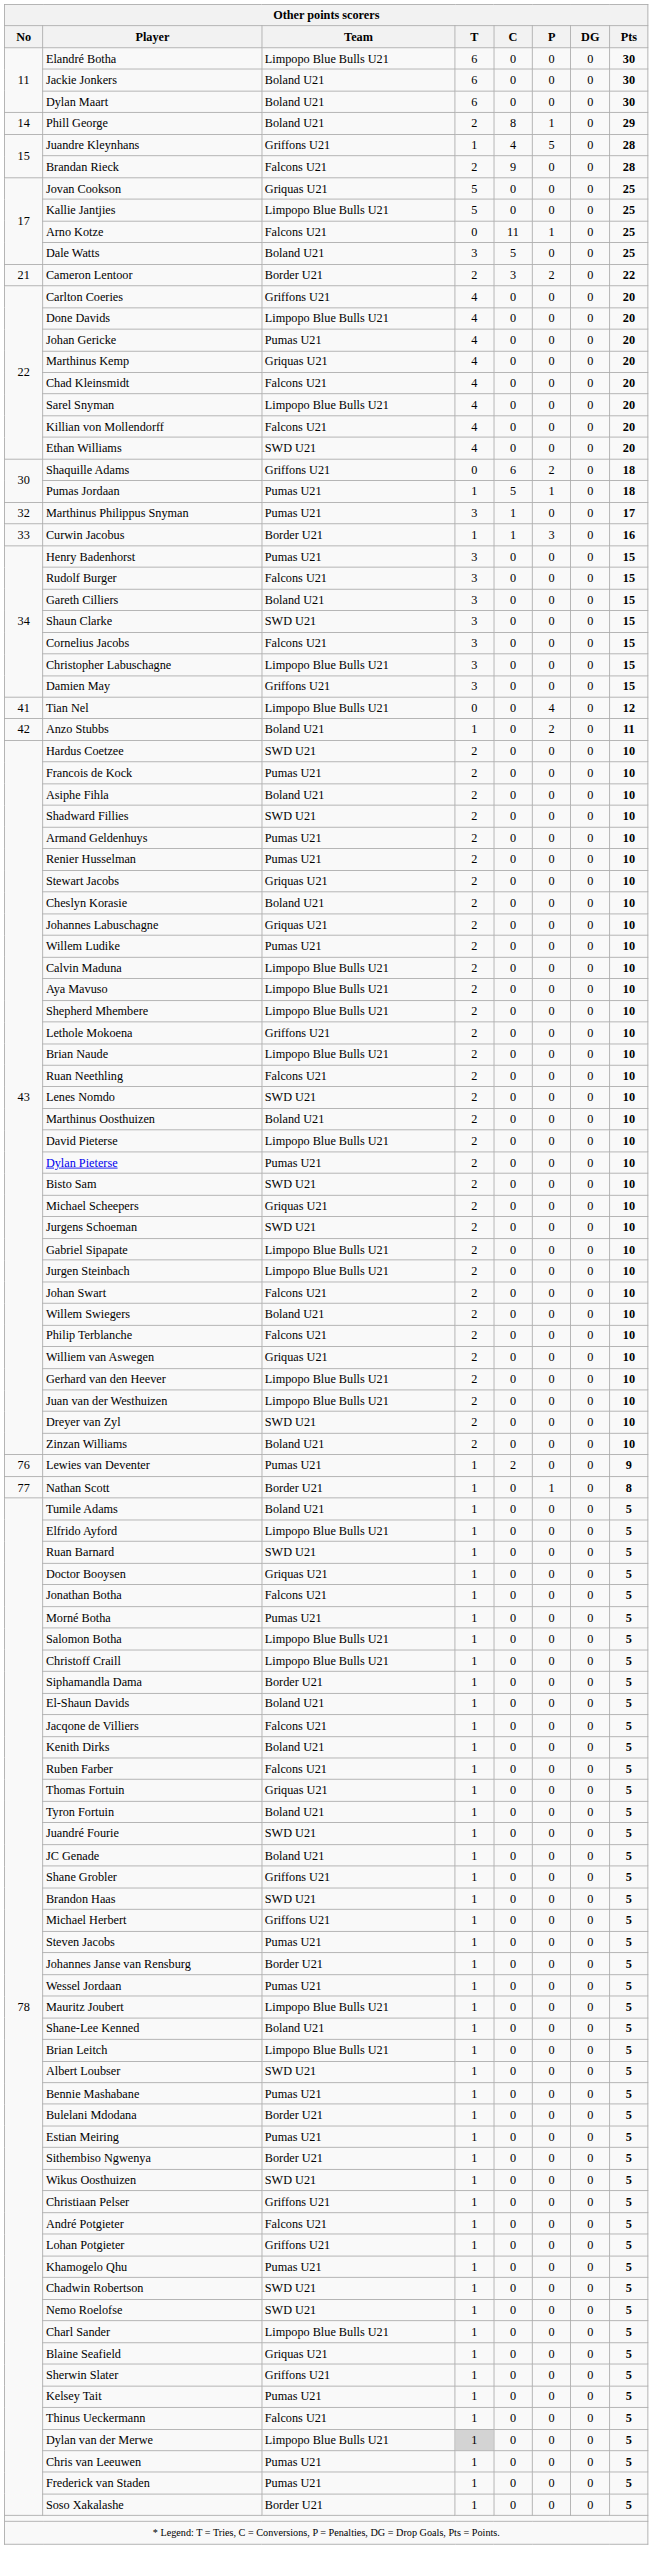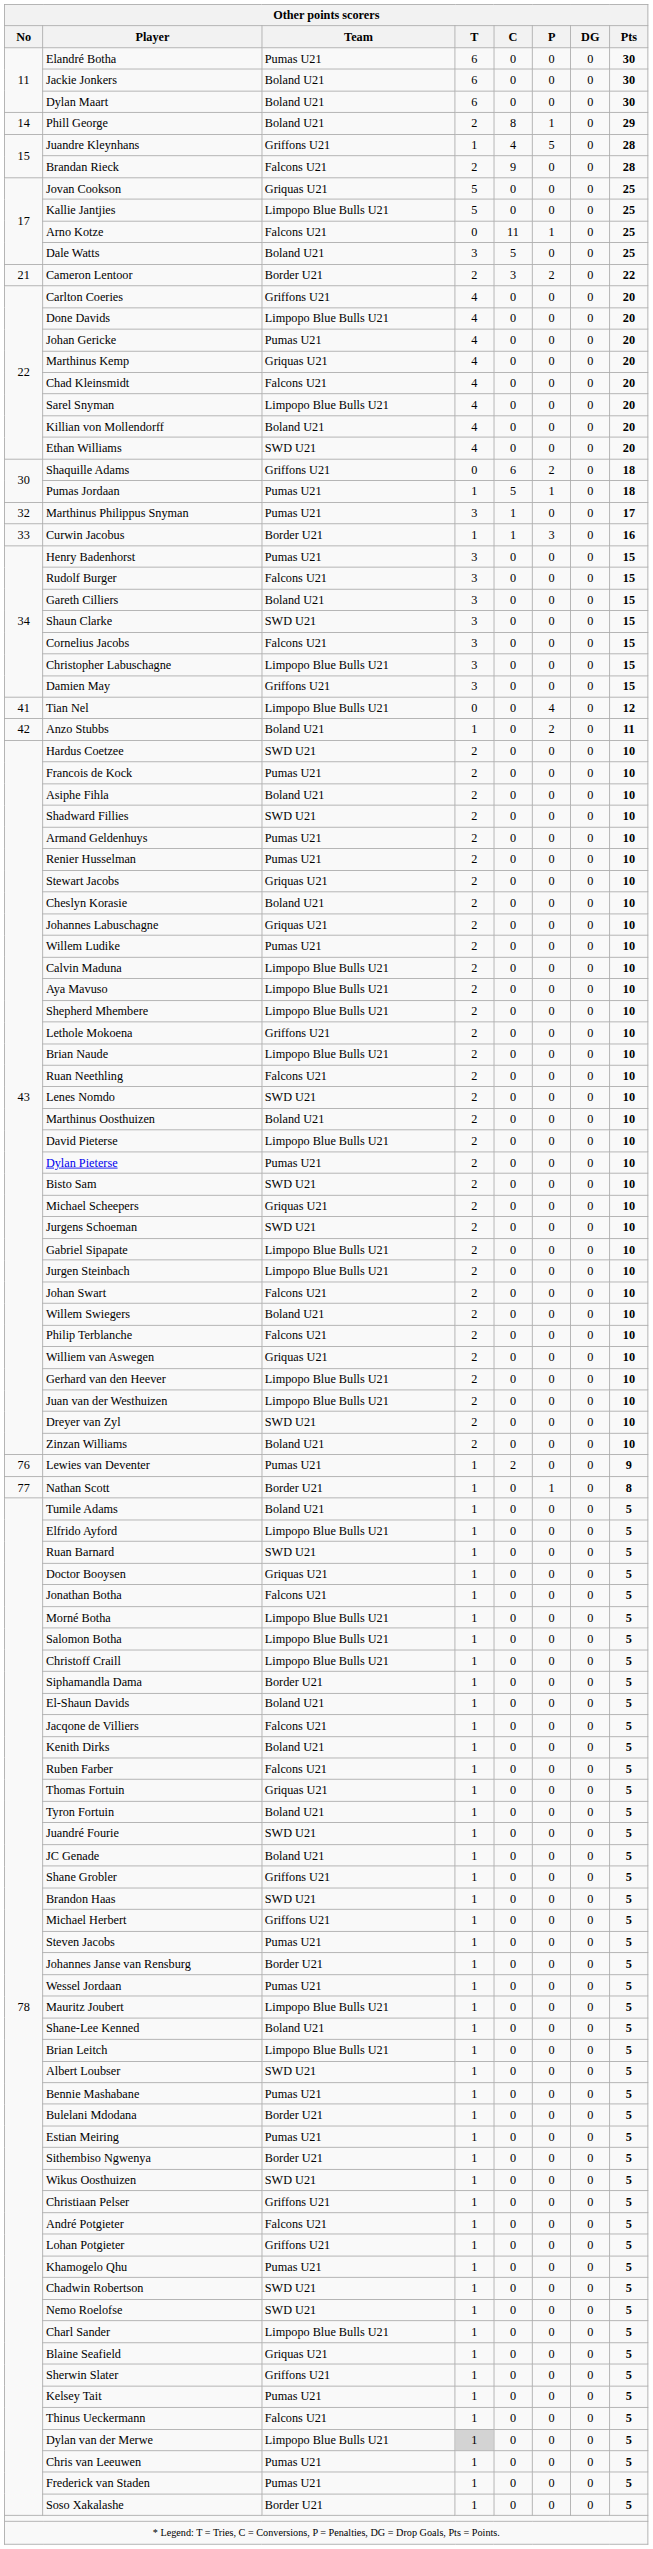(327, 59) Limpopo Blue Bulls U21 -> (293, 59) Pumas U21
(296, 427) Falcons U21 -> (295, 427) Boland U21
(293, 1617) Pumas U21 -> (327, 1617) Limpopo Blue Bulls U21
